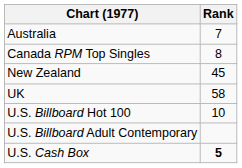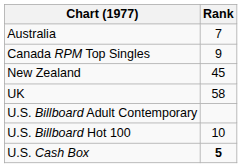(218, 53) 8 -> (218, 53) 9
rows swapped: (69, 113) <-> (102, 133)
